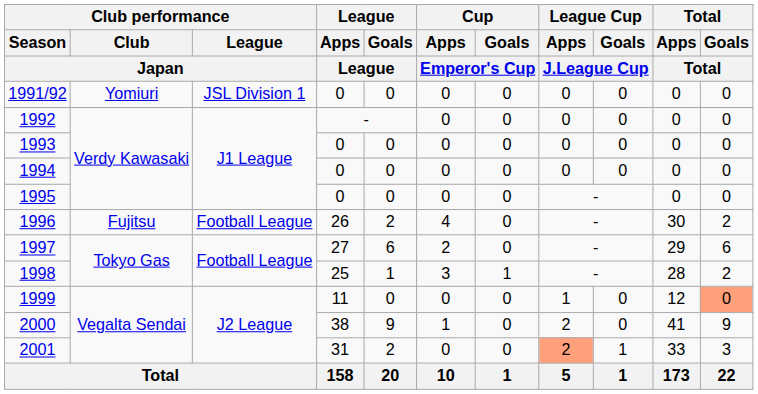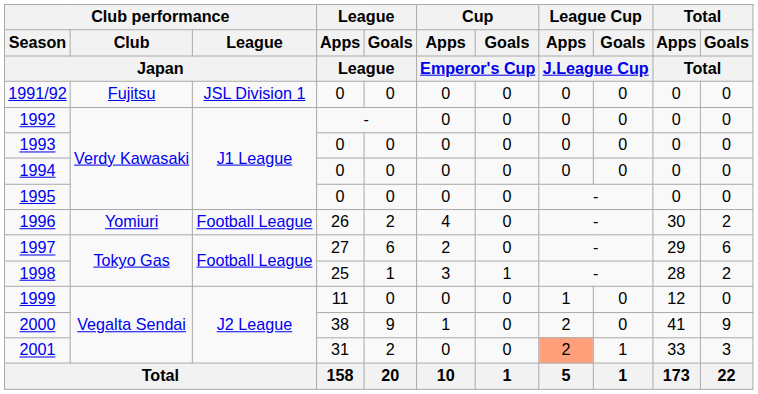(132, 94) Yomiuri -> (132, 94) Fujitsu
(132, 222) Fujitsu -> (132, 222) Yomiuri
(726, 299) lightsalmon background -> (726, 299) no background
